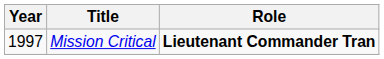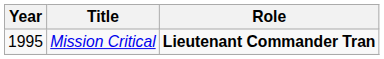(26, 41) 1997 -> (26, 41) 1995
